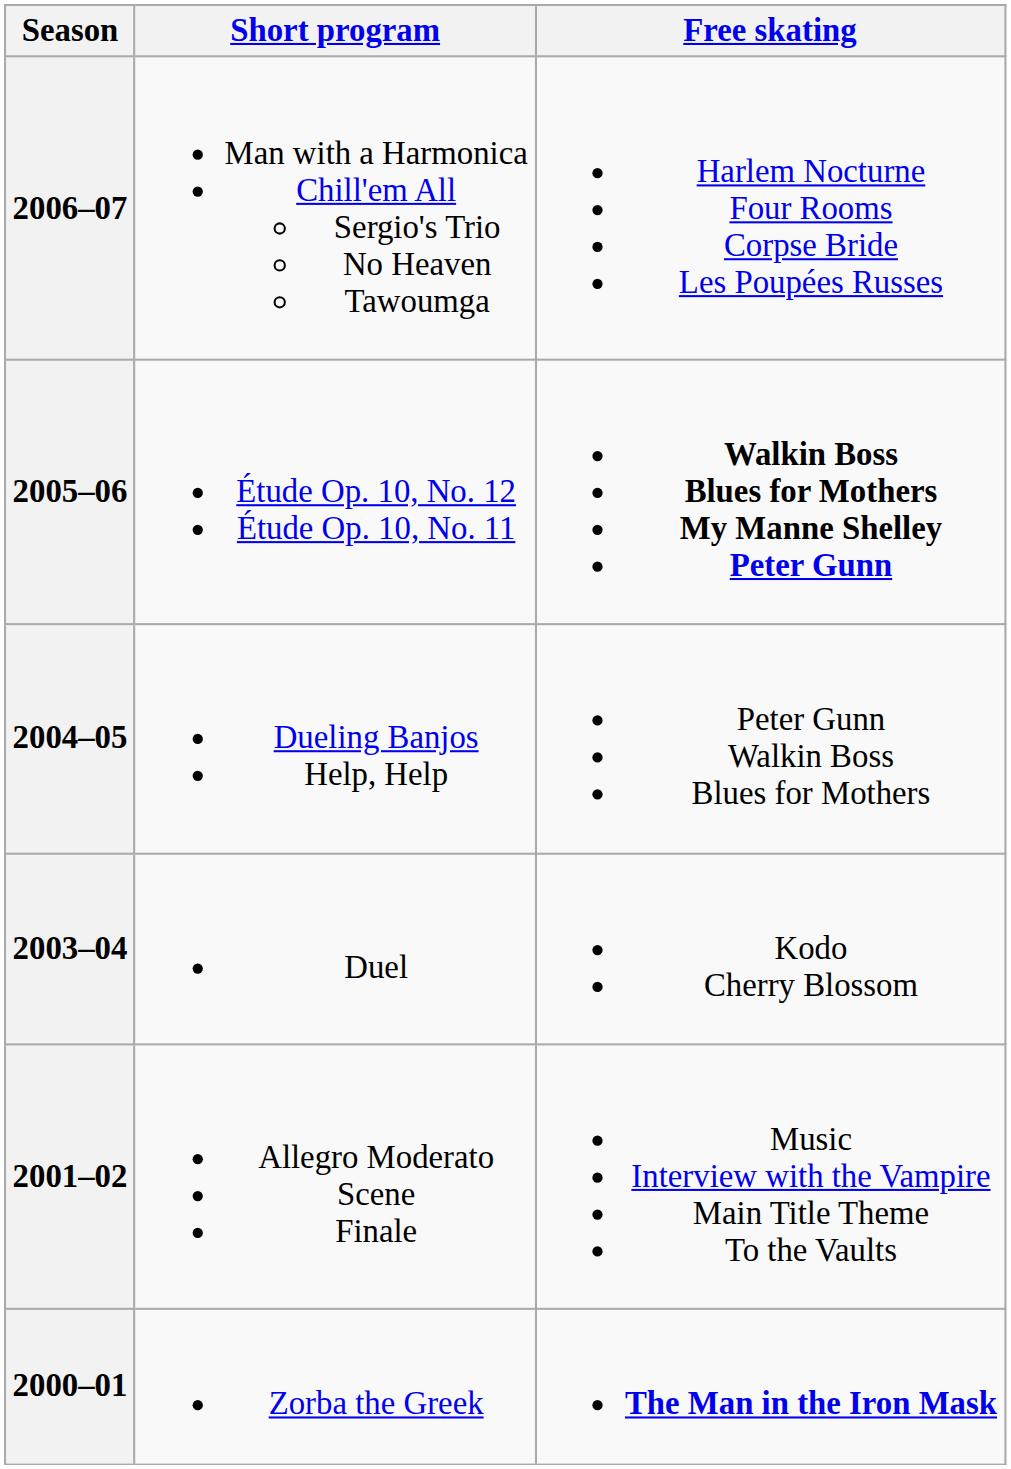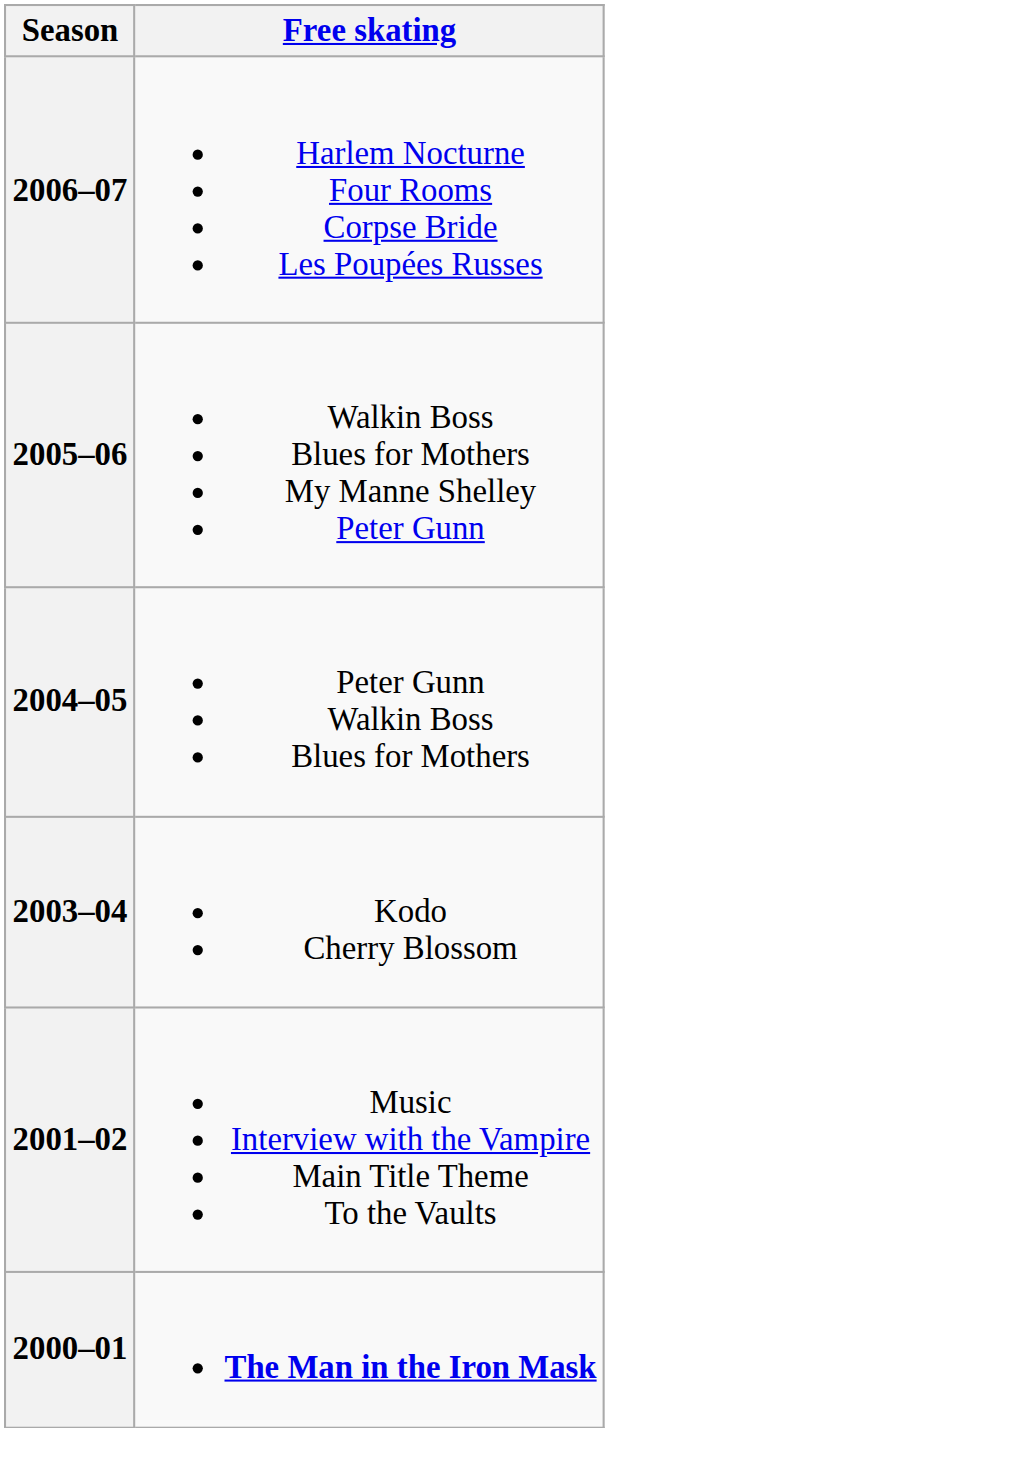- column: (335, 30)
(770, 510) bold -> (370, 473) normal
